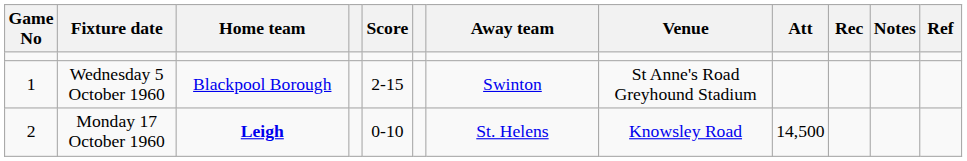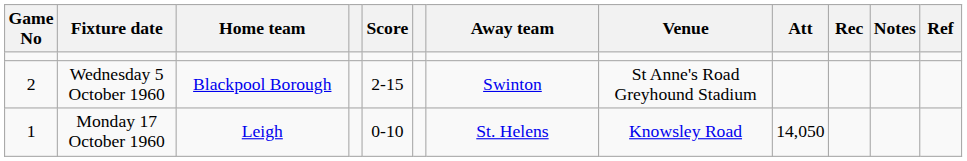(31, 84) 1 -> (31, 84) 2
(31, 131) 2 -> (31, 131) 1
(262, 131) bold -> (262, 131) normal
(800, 131) 14,500 -> (800, 131) 14,050
